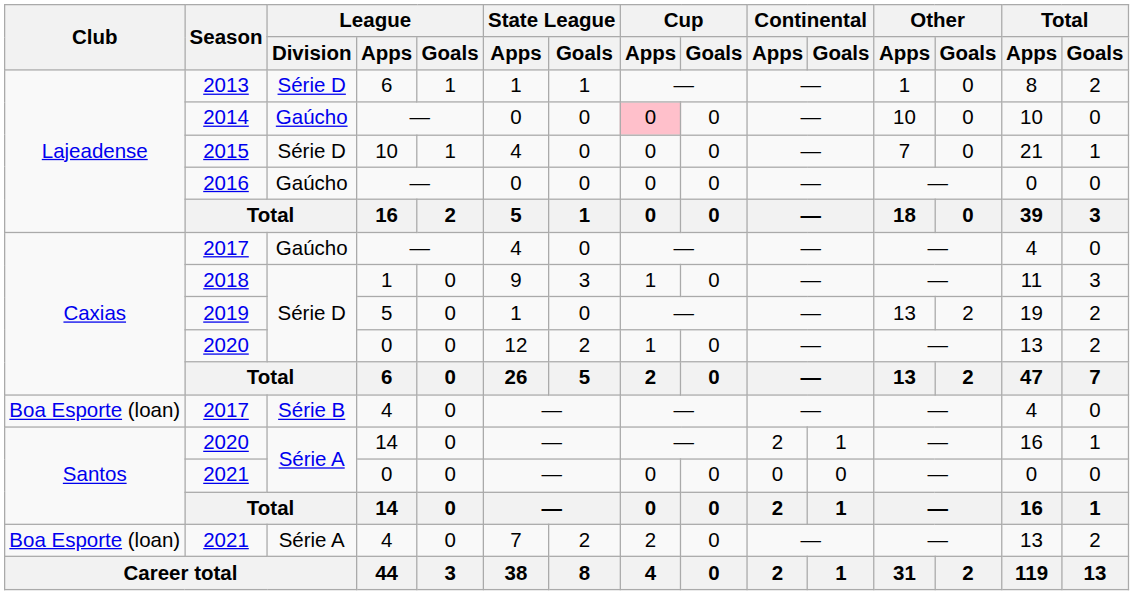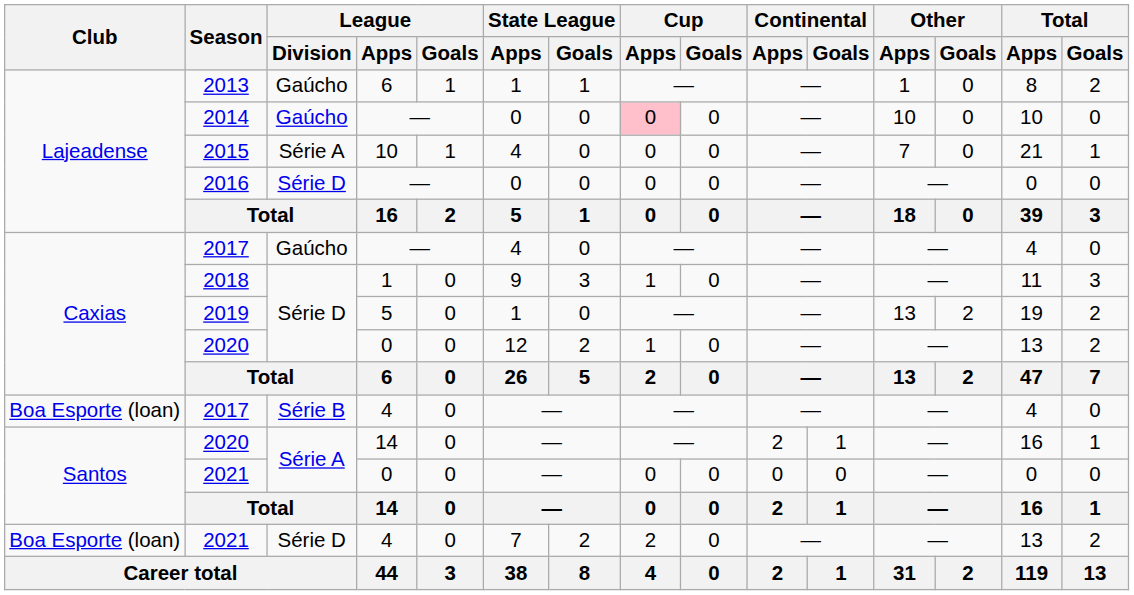(312, 85) Série D -> (312, 85) Gaúcho
(312, 150) Série D -> (312, 150) Série A
(312, 183) Gaúcho -> (312, 183) Série D
(312, 540) Série A -> (312, 540) Série D
